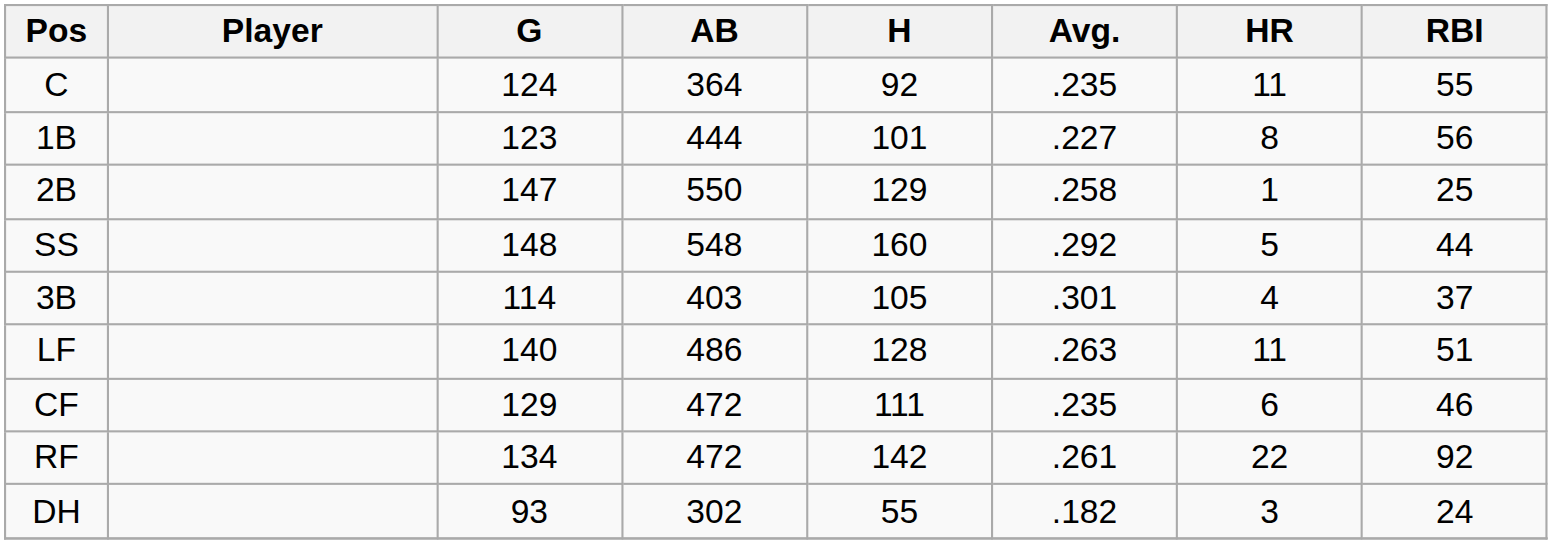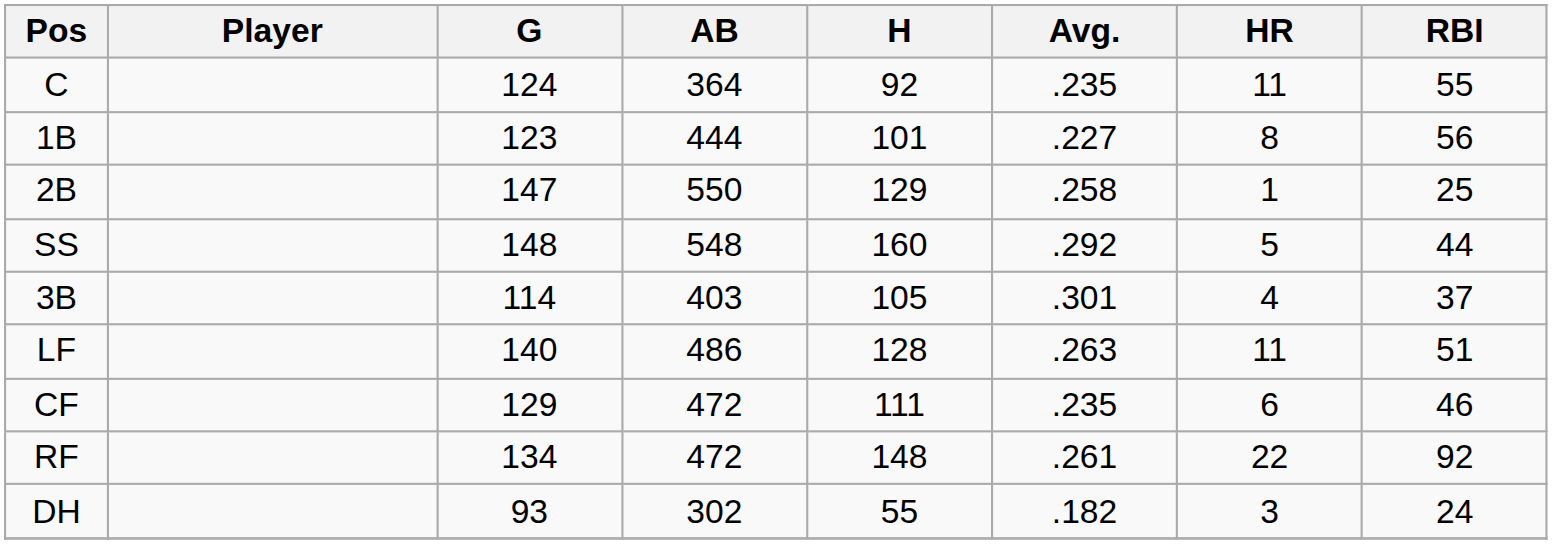(899, 457) 142 -> (899, 457) 148
